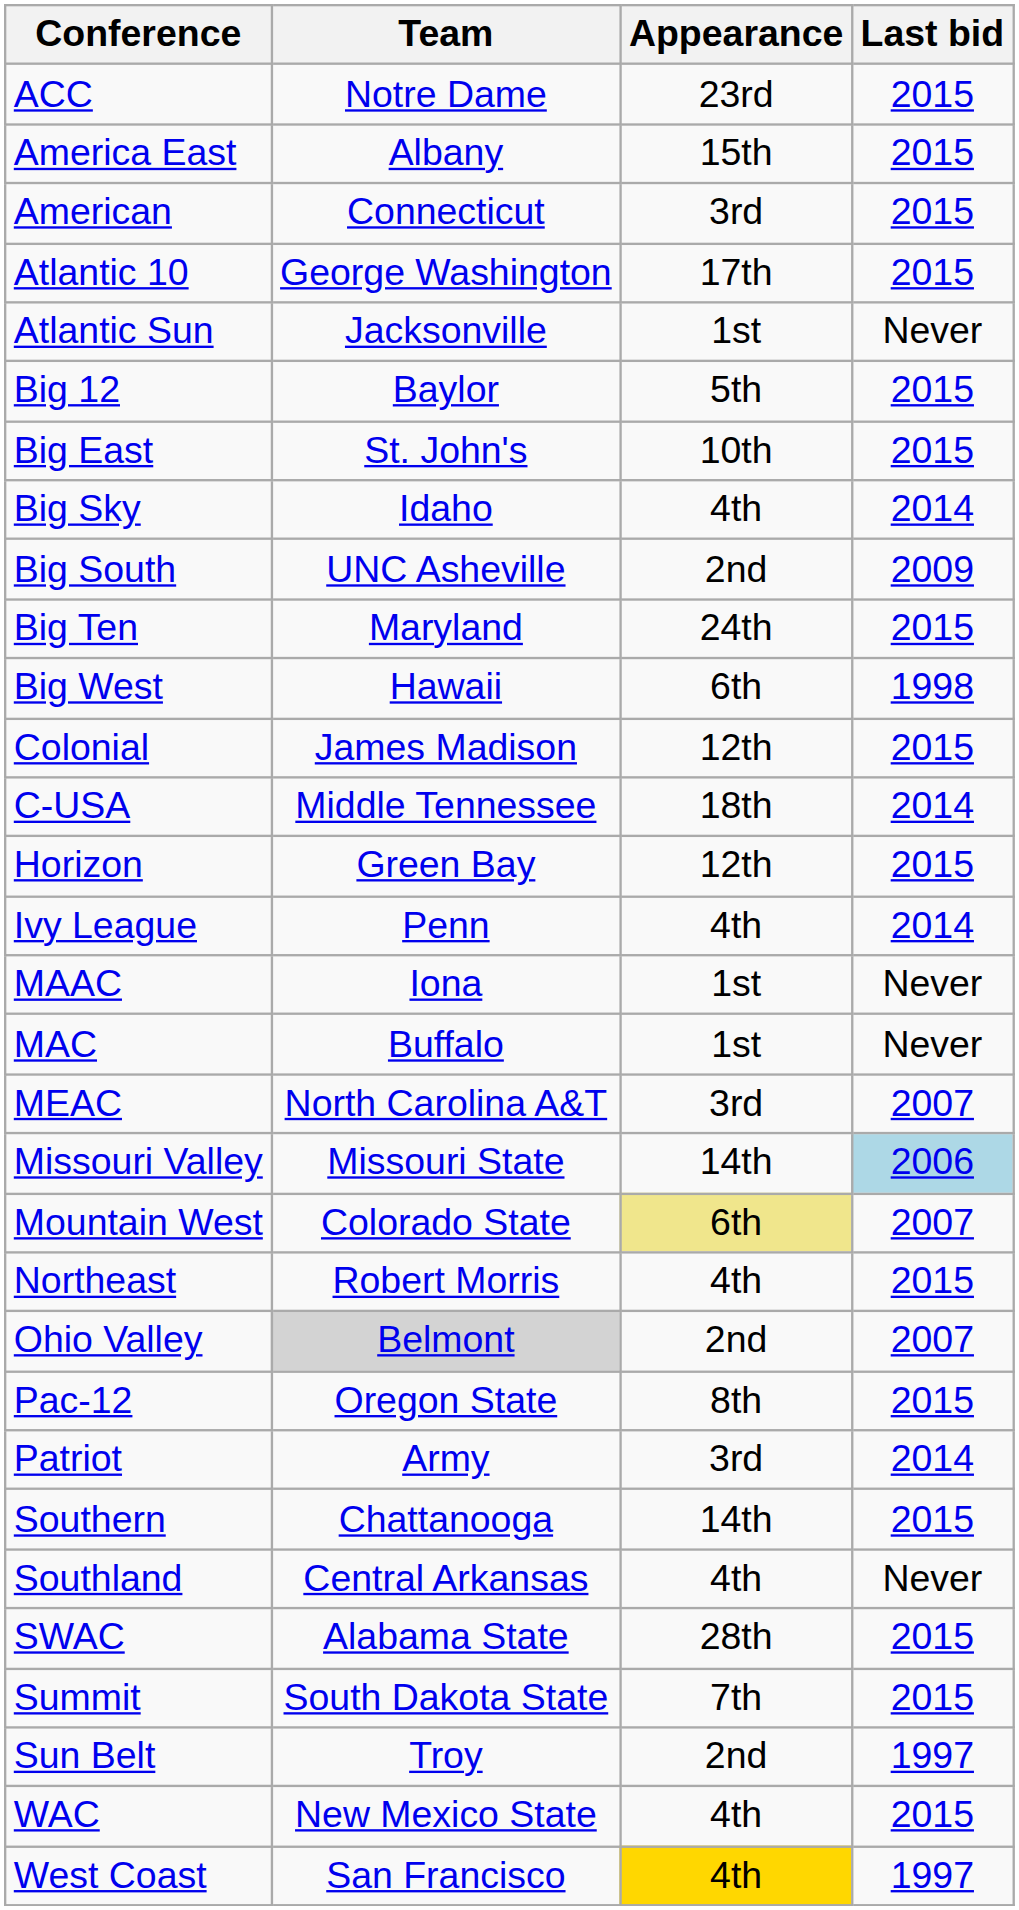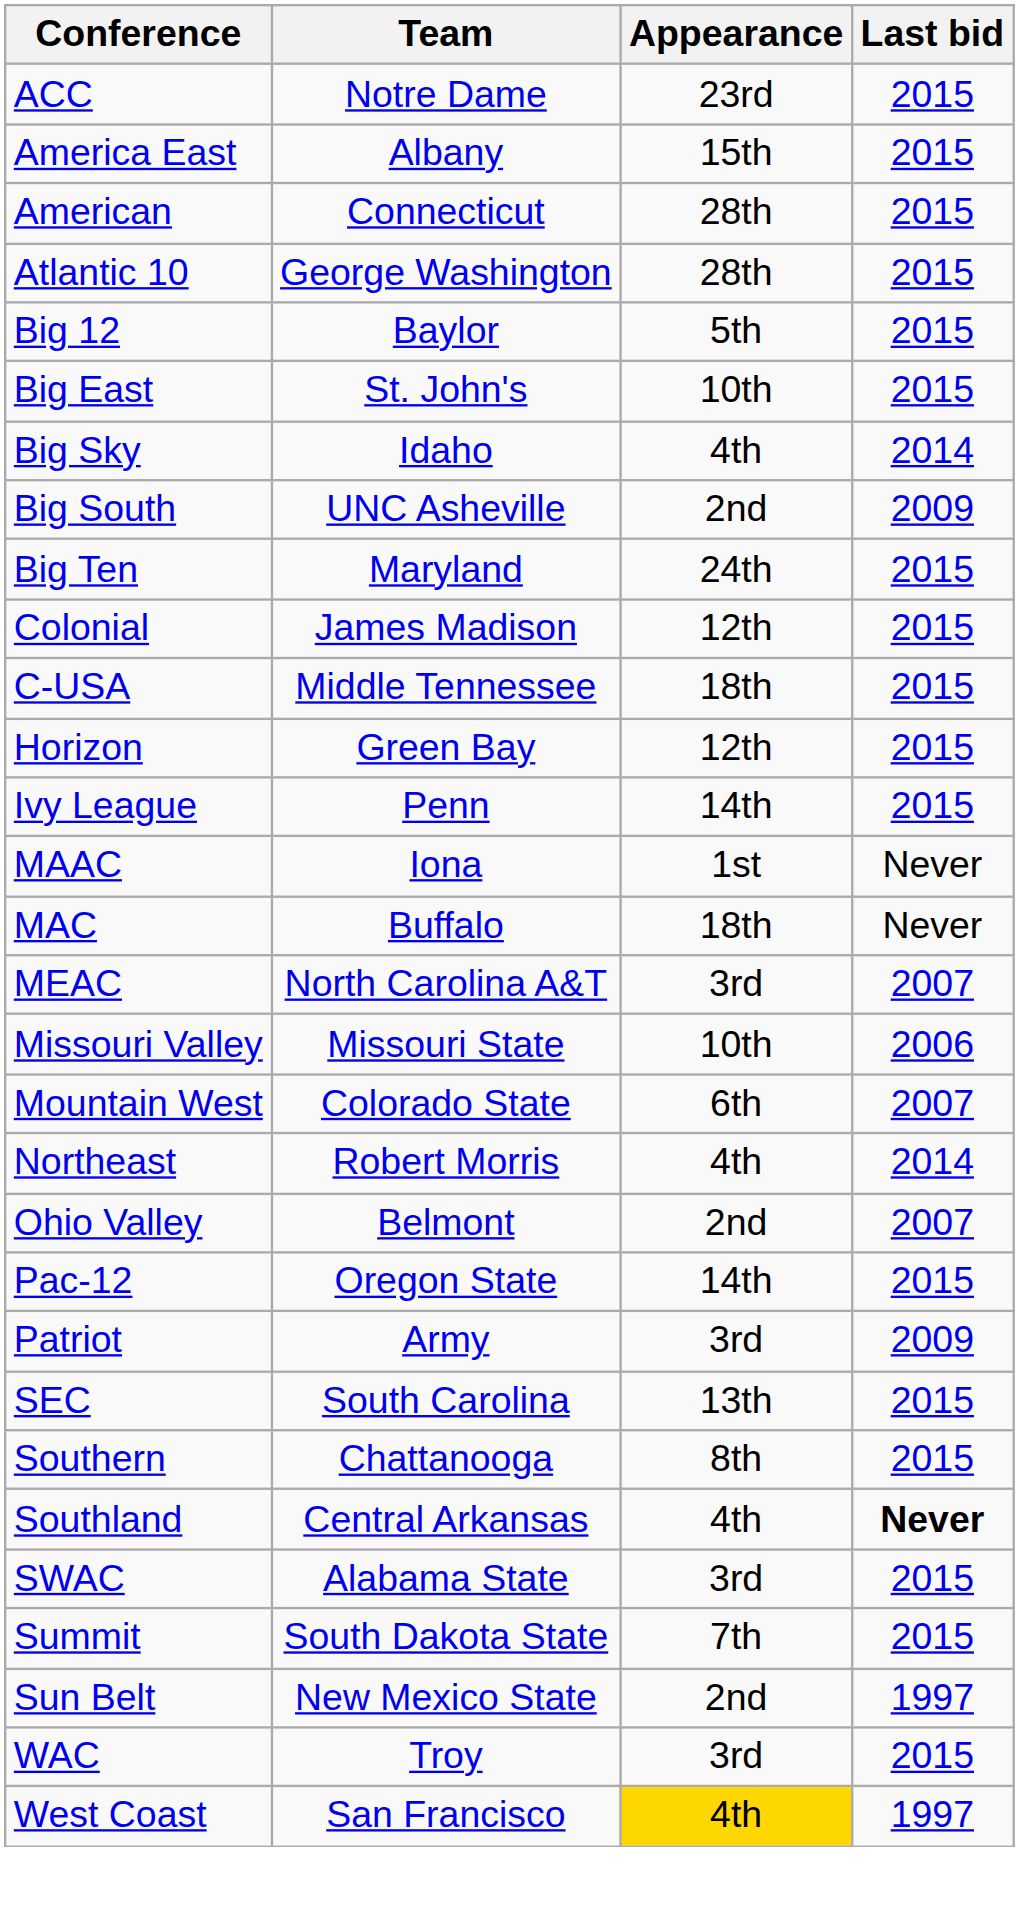(736, 212) 3rd -> (736, 212) 28th
(736, 271) 17th -> (736, 271) 28th
- row: (114, 331)
- row: (88, 687)
(932, 806) 2014 -> (932, 687) 2015
(736, 924) 4th -> (736, 806) 14th
(932, 924) 2014 -> (932, 806) 2015
(736, 1043) 1st -> (736, 924) 18th
(736, 1162) 14th -> (736, 1043) 10th
(932, 1162) lightblue background -> (932, 1043) no background
(736, 1221) khaki background -> (736, 1102) no background
(932, 1281) 2015 -> (932, 1162) 2014
(446, 1340) lightgrey background -> (446, 1221) no background
(736, 1399) 8th -> (736, 1281) 14th
(932, 1459) 2014 -> (932, 1340) 2009
+ row: (52, 1399)
(736, 1518) 14th -> (736, 1459) 8th
(932, 1578) normal -> (932, 1518) bold
(736, 1637) 28th -> (736, 1578) 3rd
(446, 1756) Troy -> (446, 1696) New Mexico State
(446, 1815) New Mexico State -> (446, 1756) Troy
(736, 1815) 4th -> (736, 1756) 3rd
